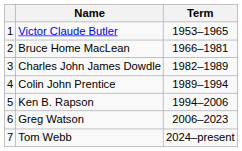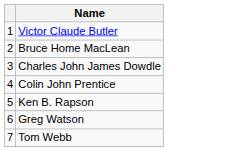- column: (200, 13)
